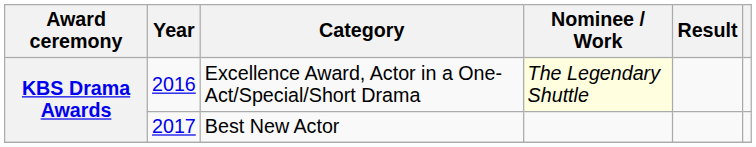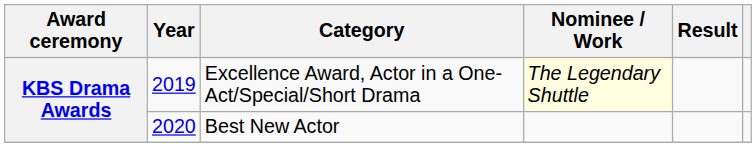(174, 84) 2016 -> (174, 84) 2019
(174, 126) 2017 -> (174, 126) 2020
